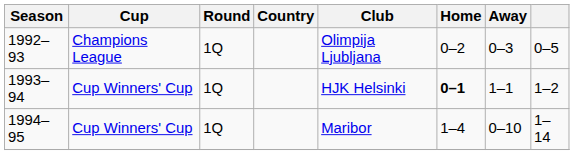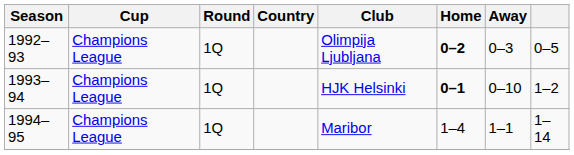(453, 48) normal -> (453, 48) bold
(132, 88) Cup Winners' Cup -> (110, 88) Champions League
(501, 88) 1–1 -> (505, 88) 0–10
(132, 128) Cup Winners' Cup -> (110, 128) Champions League
(505, 128) 0–10 -> (501, 128) 1–1
